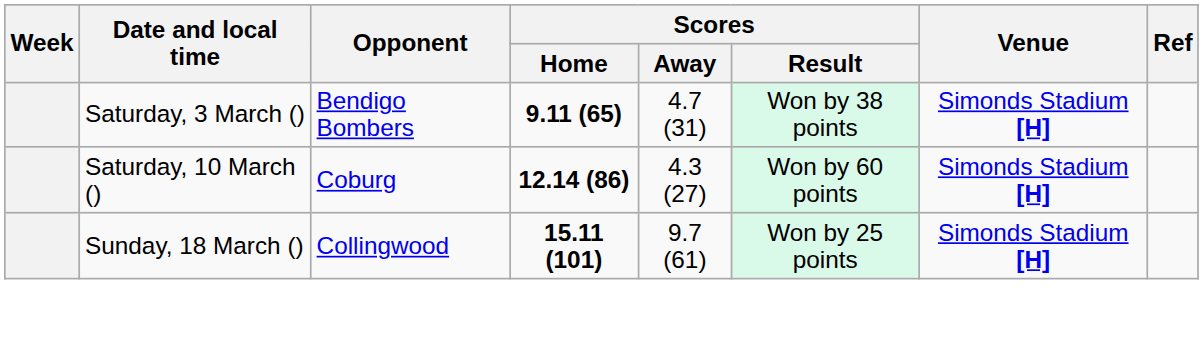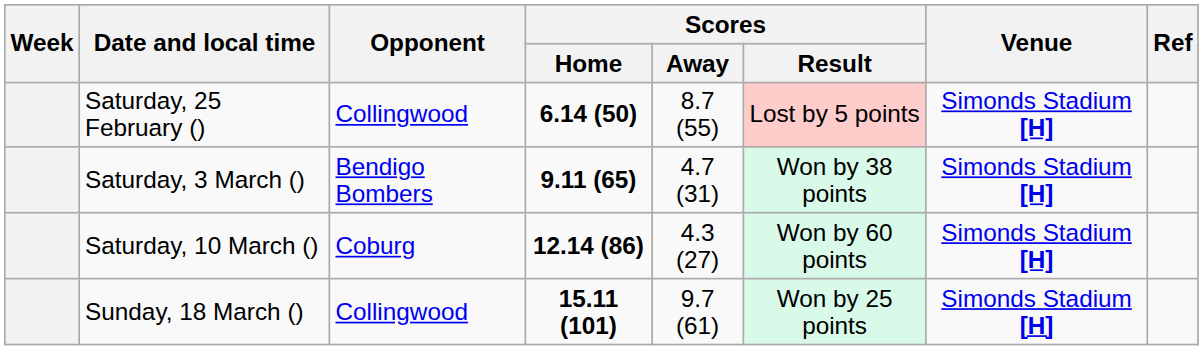+ row: (153, 115)
